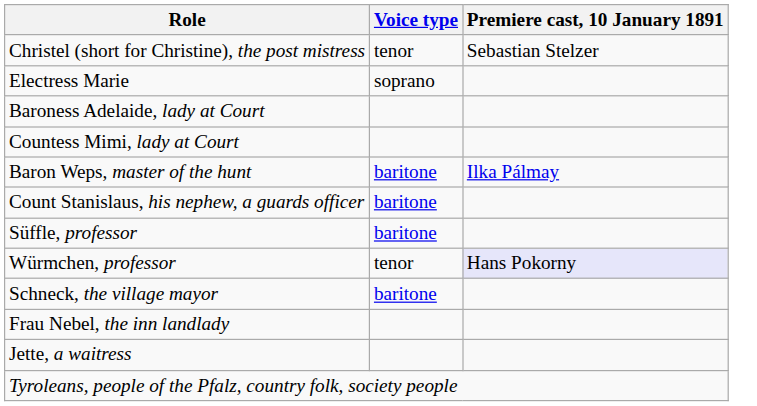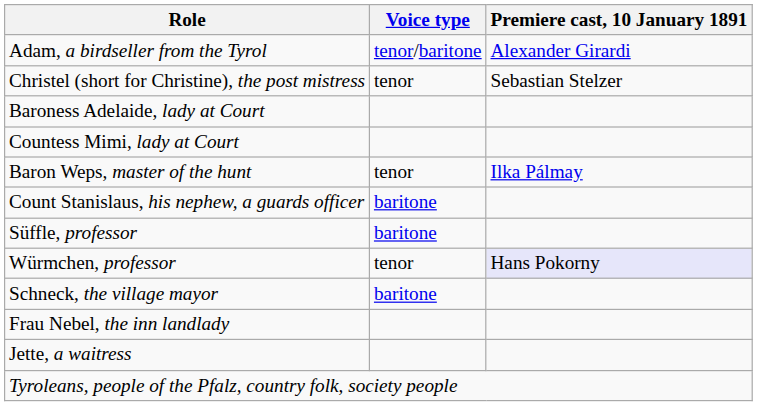+ row: (138, 50)
- row: (69, 80)
(405, 171) baritone -> (394, 171) tenor
